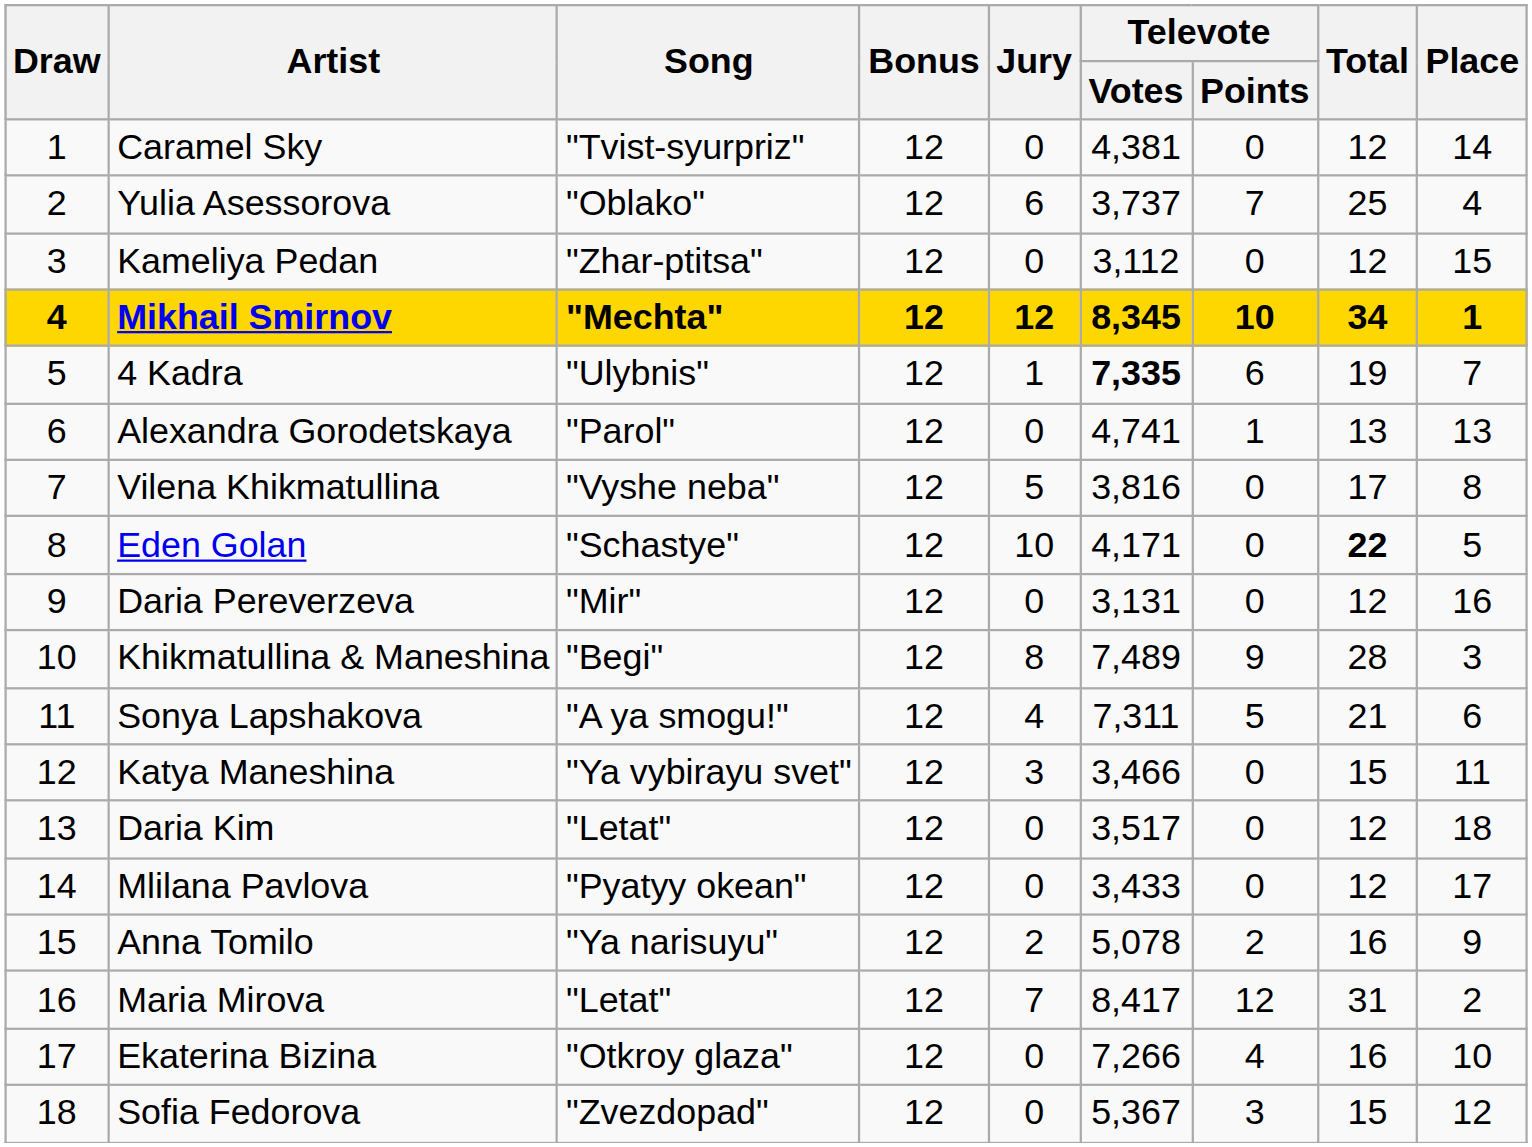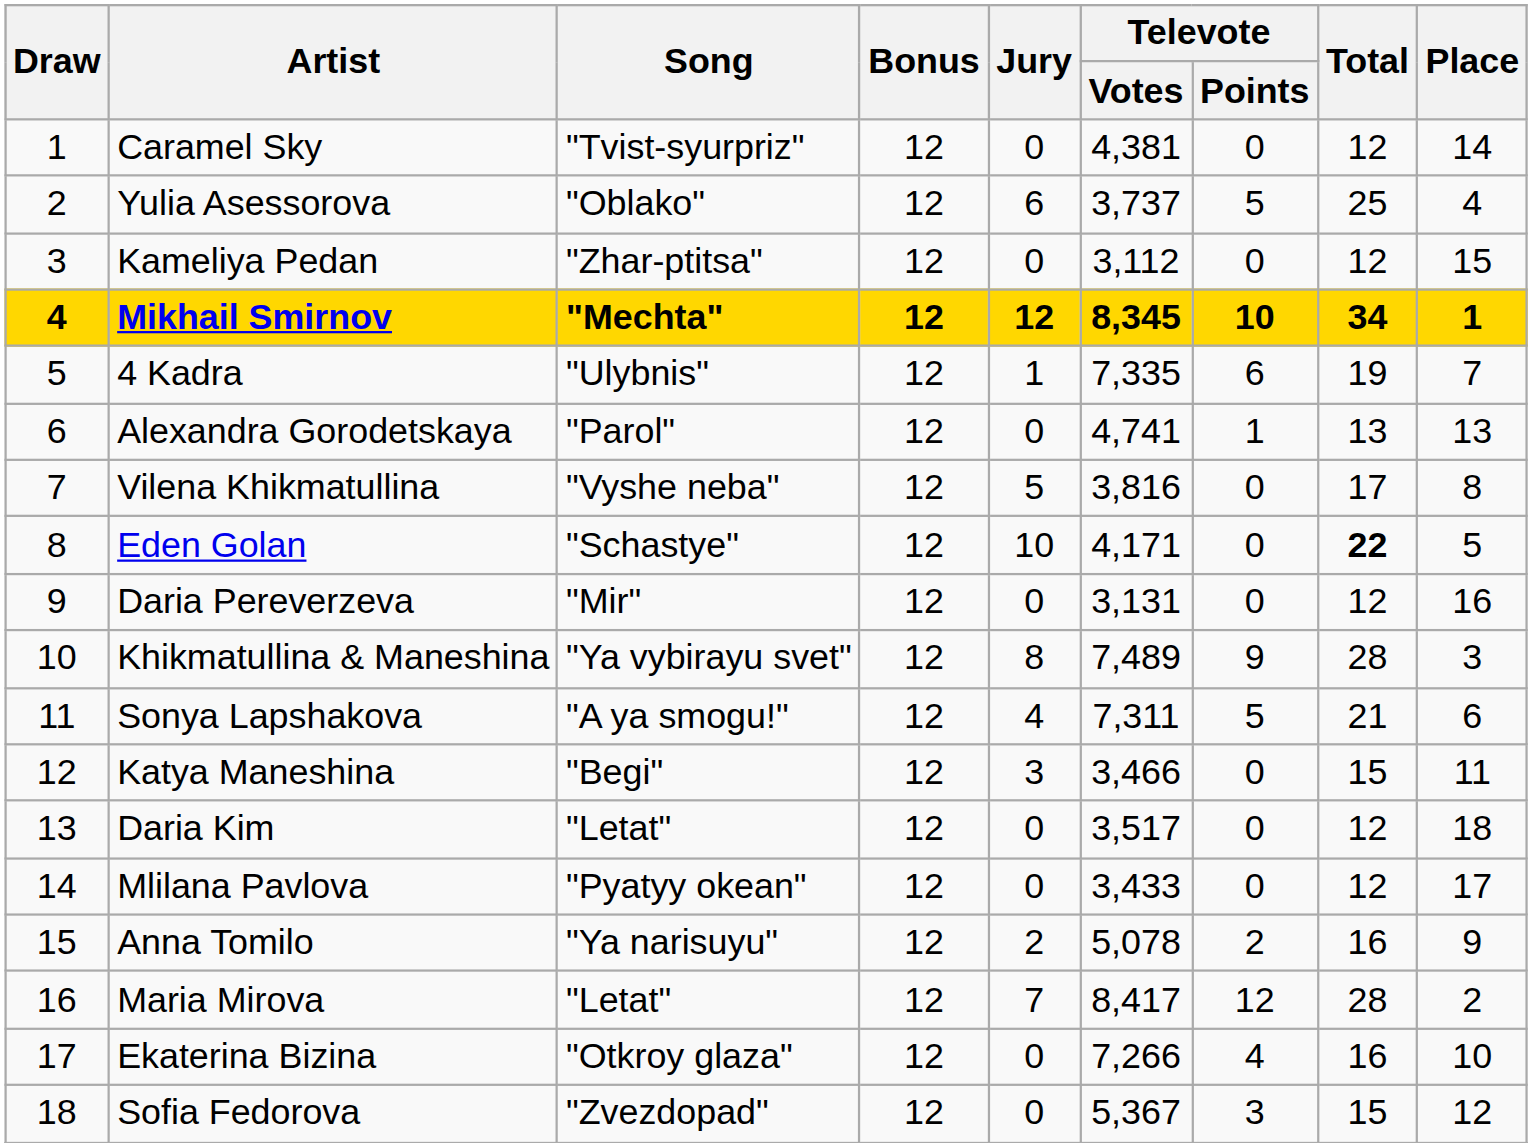(1255, 203) 7 -> (1255, 203) 5
(1136, 373) bold -> (1136, 373) normal
(615, 658) "Begi" -> (709, 658) "Ya vybirayu svet"
(709, 771) "Ya vybirayu svet" -> (615, 771) "Begi"
(1367, 999) 31 -> (1367, 999) 28
